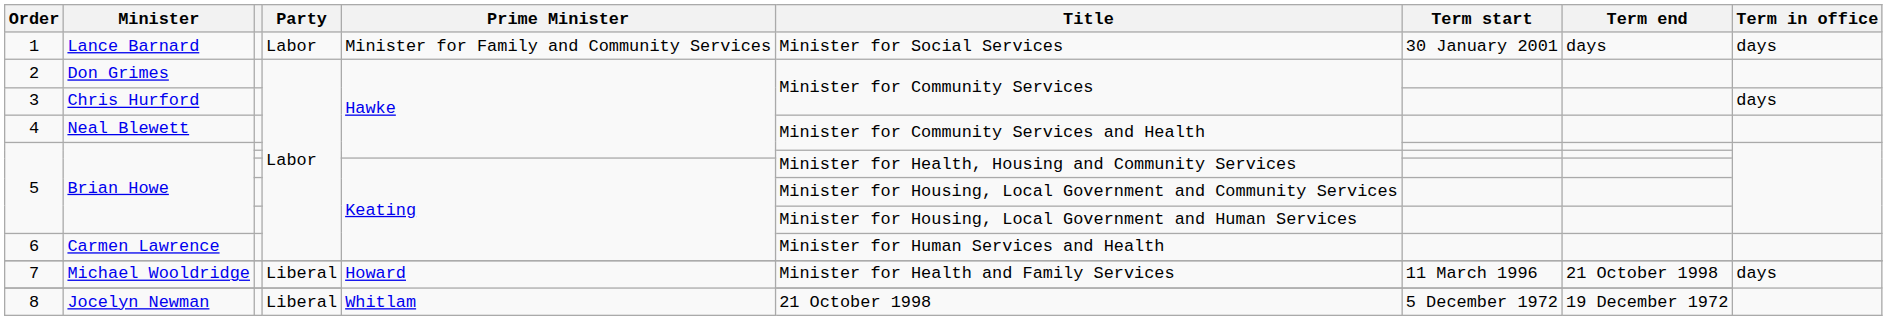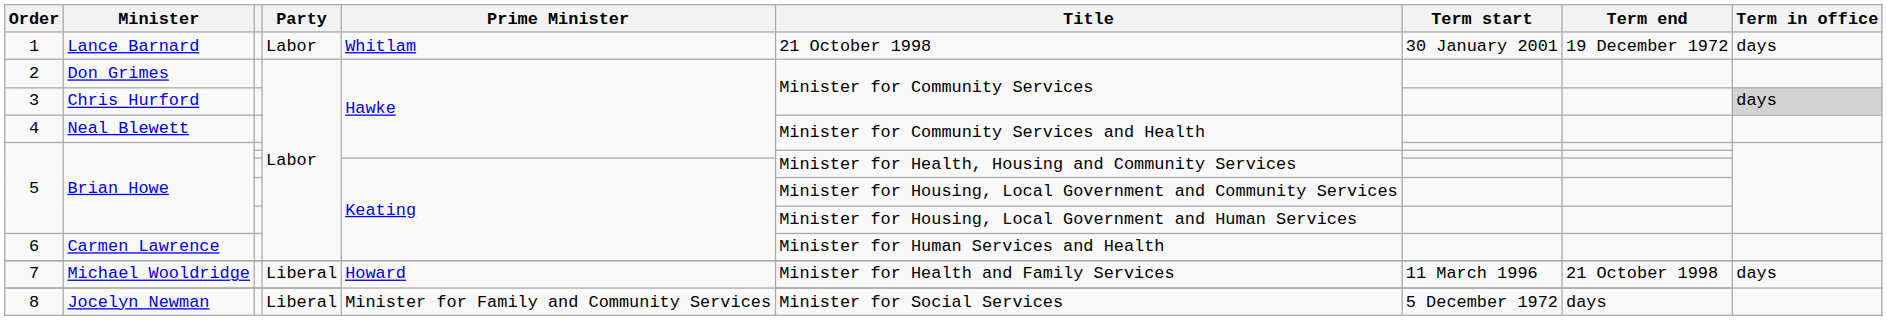(558, 46) Minister for Family and Community Services -> (381, 46) Whitlam
(921, 46) Minister for Social Services -> (855, 46) 21 October 1998
(1586, 46) days -> (1647, 46) 19 December 1972
(1757, 101) no background -> (1757, 101) lightgrey background
(381, 302) Whitlam -> (558, 302) Minister for Family and Community Services
(855, 302) 21 October 1998 -> (921, 302) Minister for Social Services
(1647, 302) 19 December 1972 -> (1586, 302) days
